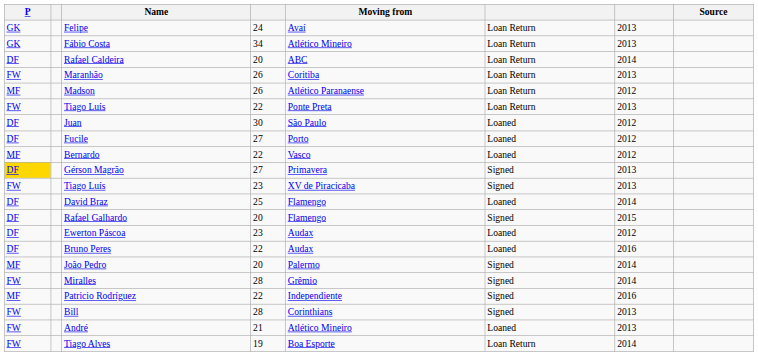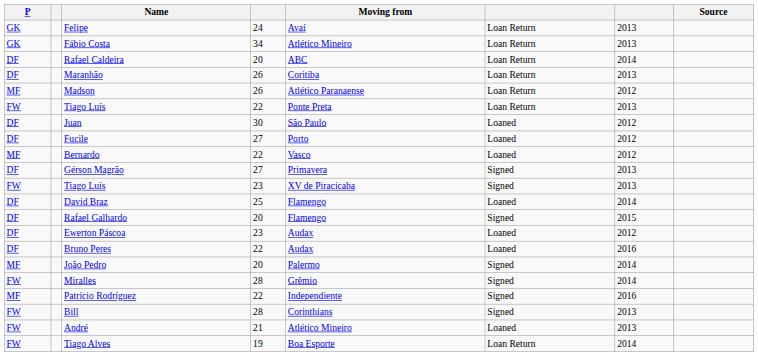(14, 75) FW -> (13, 75) DF
(13, 170) gold background -> (13, 170) no background
